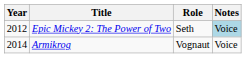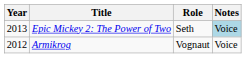(17, 28) 2012 -> (17, 28) 2013
(17, 45) 2014 -> (17, 45) 2012
